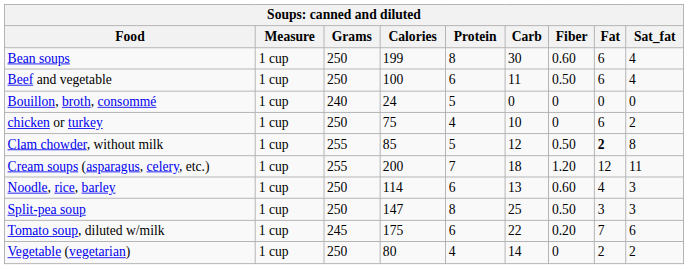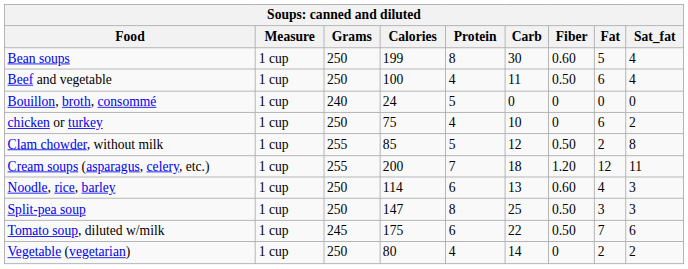(601, 58) 6 -> (601, 58) 5
(452, 79) 6 -> (452, 79) 4
(601, 144) bold -> (601, 144) normal
(564, 230) 0.20 -> (564, 230) 0.50
